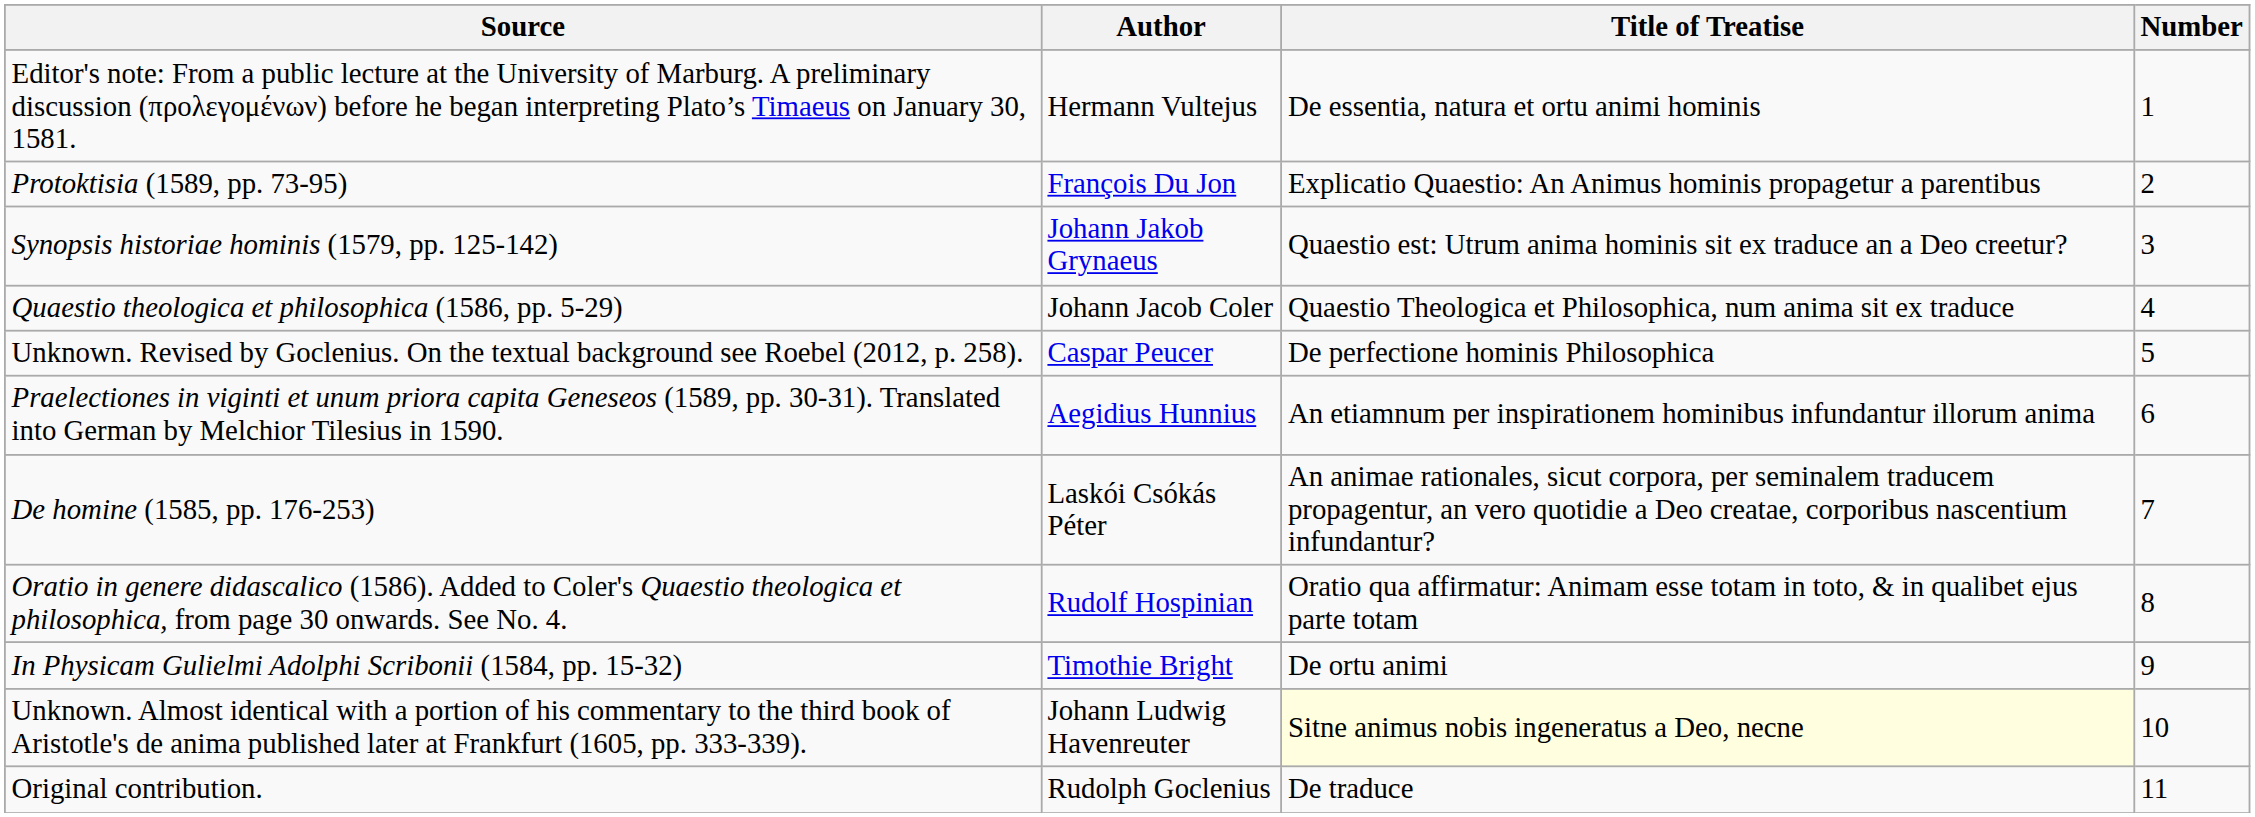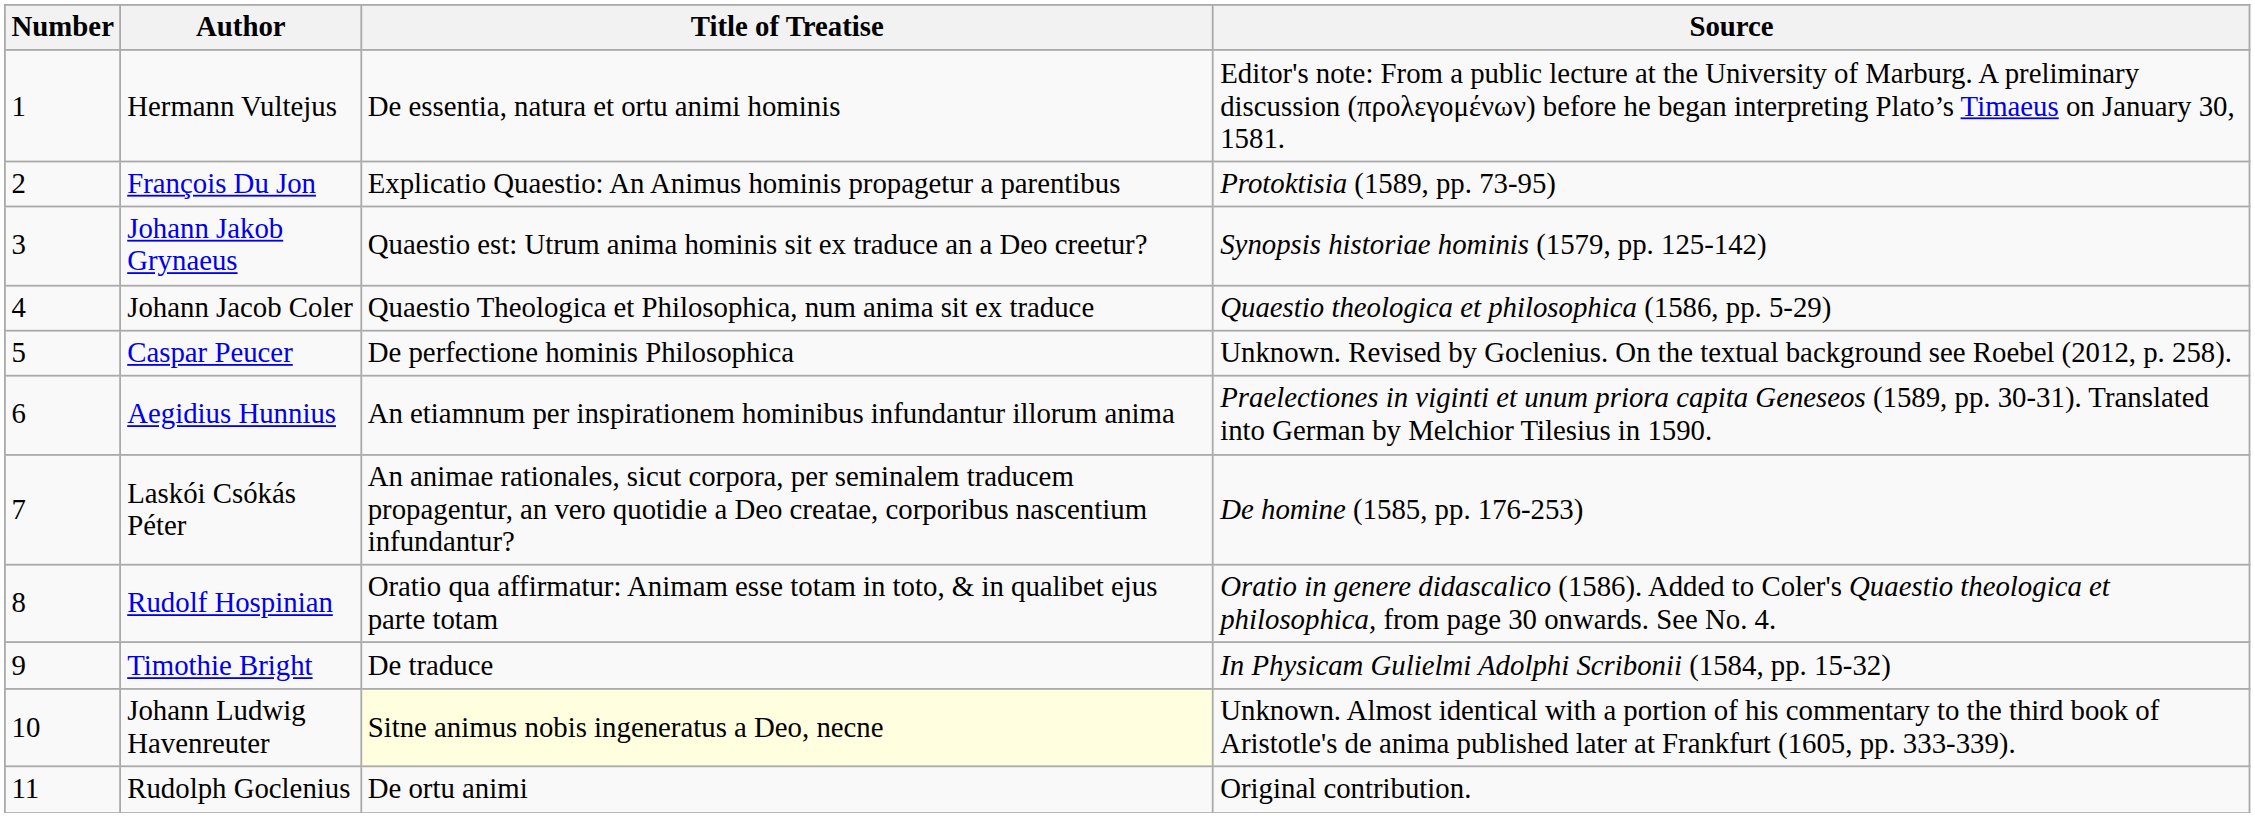columns swapped: (2192, 27) <-> (523, 27)
(1368, 665) De ortu animi -> (430, 665) De traduce
(1351, 788) De traduce -> (448, 788) De ortu animi
